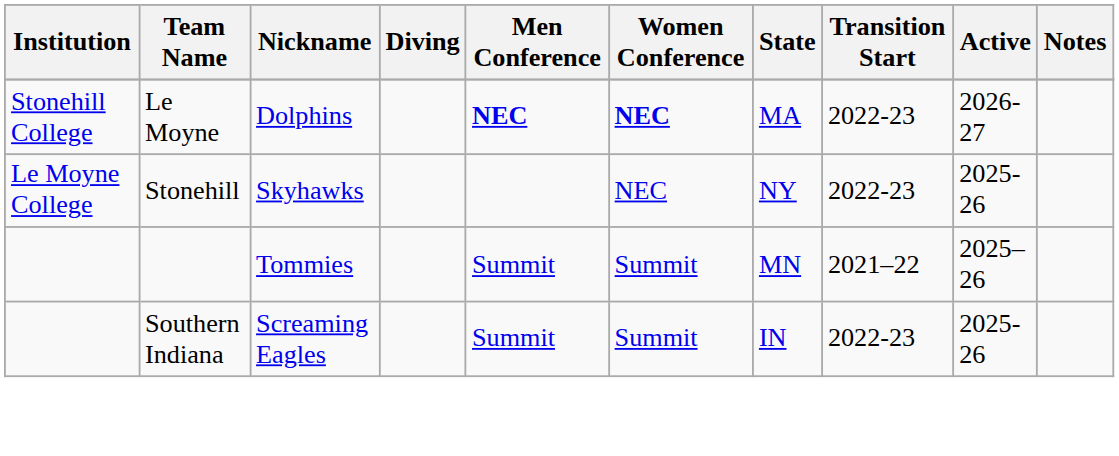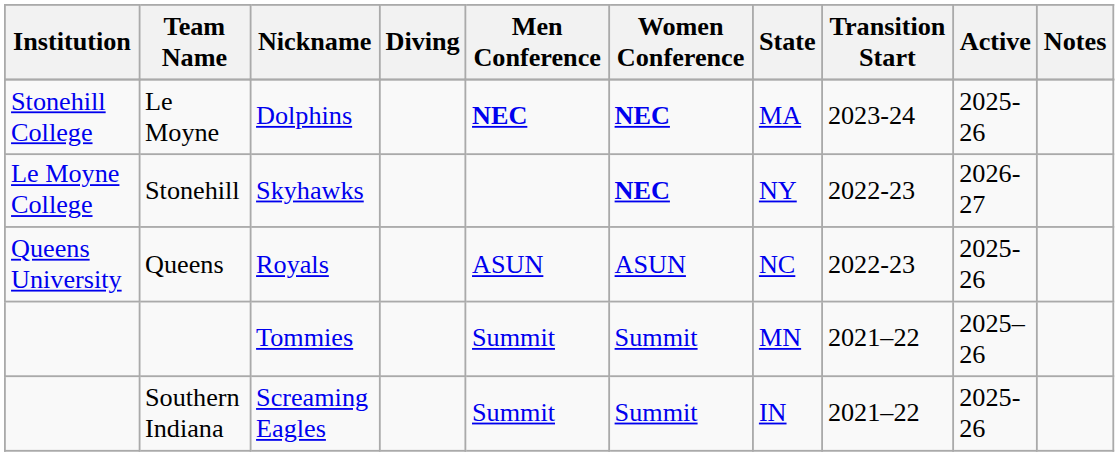(872, 116) 2022-23 -> (872, 116) 2023-24
(990, 116) 2026-27 -> (990, 116) 2025-26
(641, 190) normal -> (642, 190) bold
(990, 190) 2025-26 -> (990, 190) 2026-27
+ row: (184, 264)
(872, 338) 2022-23 -> (874, 412) 2021–22
